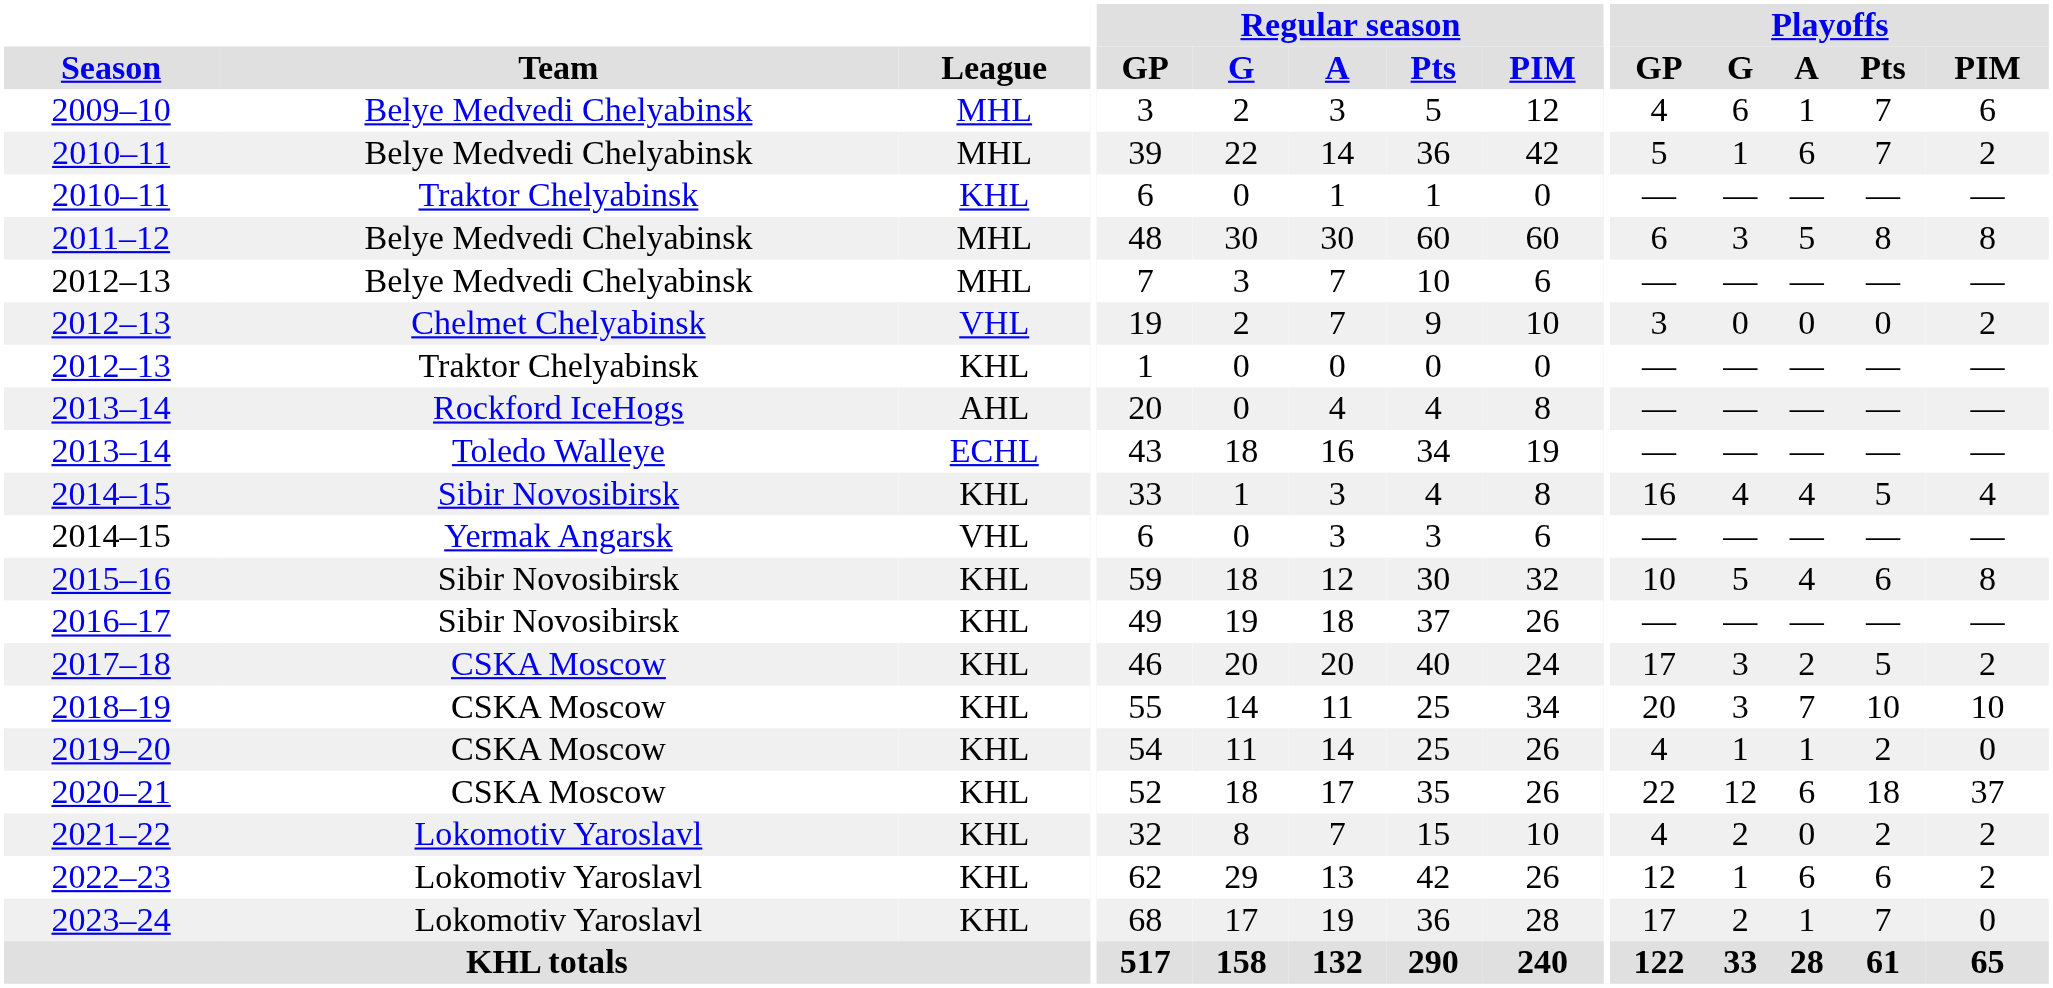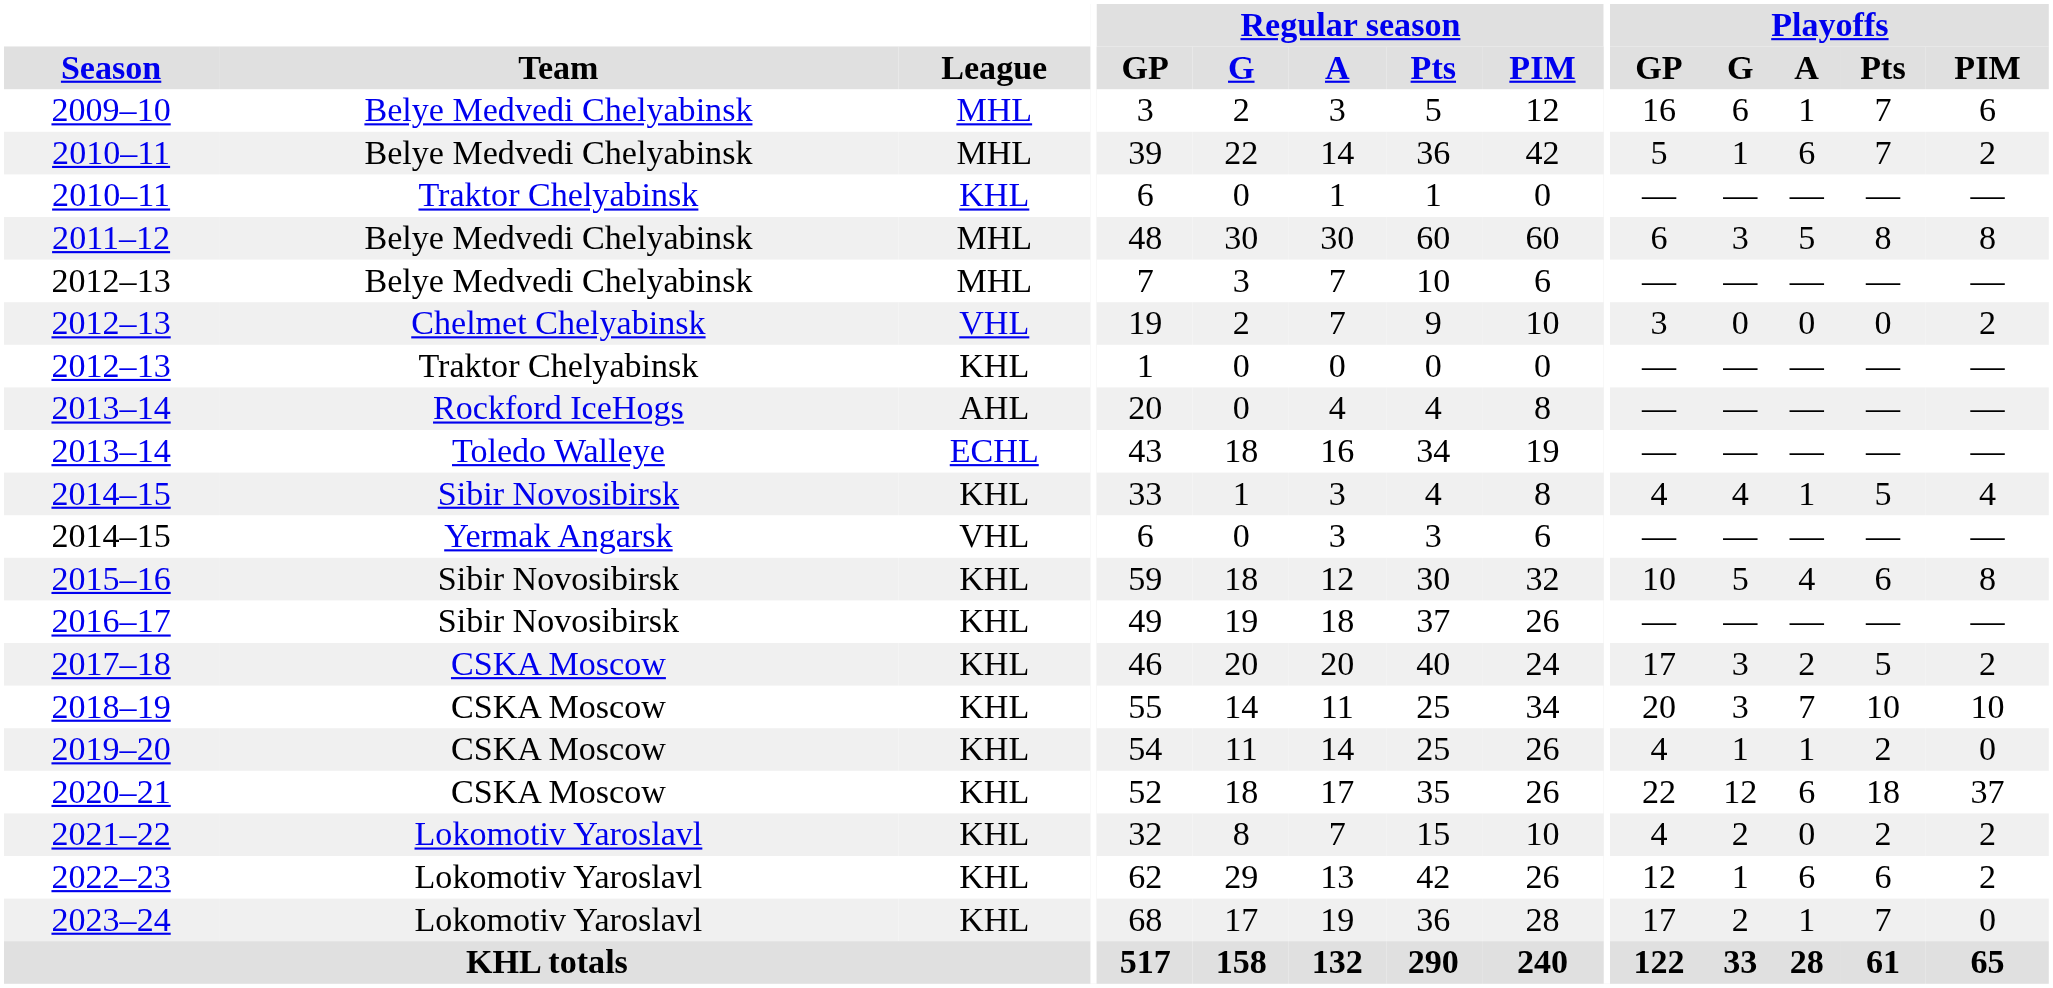(1659, 109) 4 -> (1659, 109) 16
(1659, 493) 16 -> (1659, 493) 4
(1807, 493) 4 -> (1807, 493) 1
